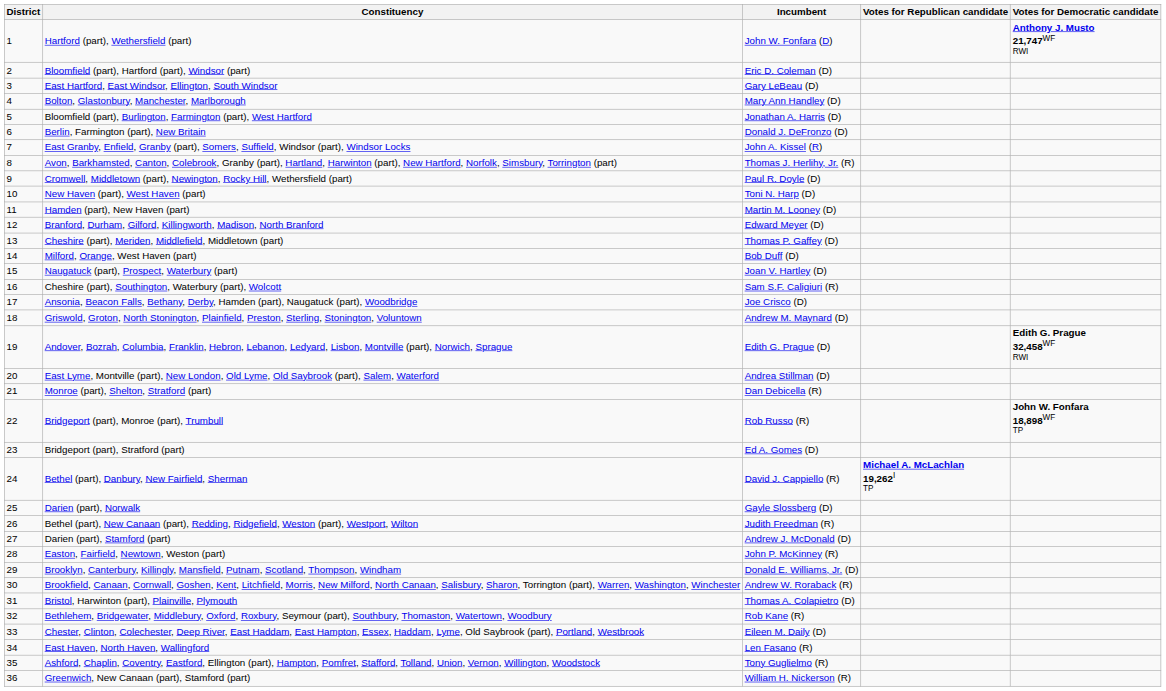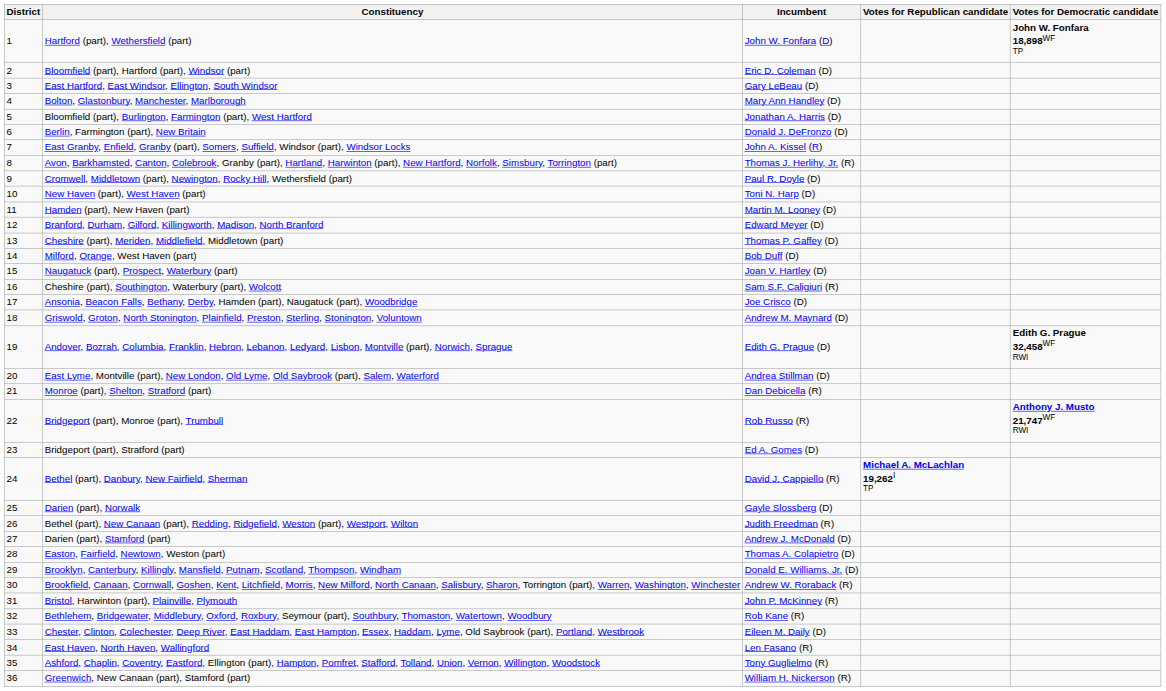(1086, 41) Anthony J. Musto 21,747WF RWI -> (1086, 41) John W. Fonfara 18,898WF TP
(1086, 421) John W. Fonfara 18,898WF TP -> (1086, 421) Anthony J. Musto 21,747WF RWI
(791, 554) John P. McKinney (R) -> (800, 554) Thomas A. Colapietro (D)
(800, 601) Thomas A. Colapietro (D) -> (791, 601) John P. McKinney (R)
